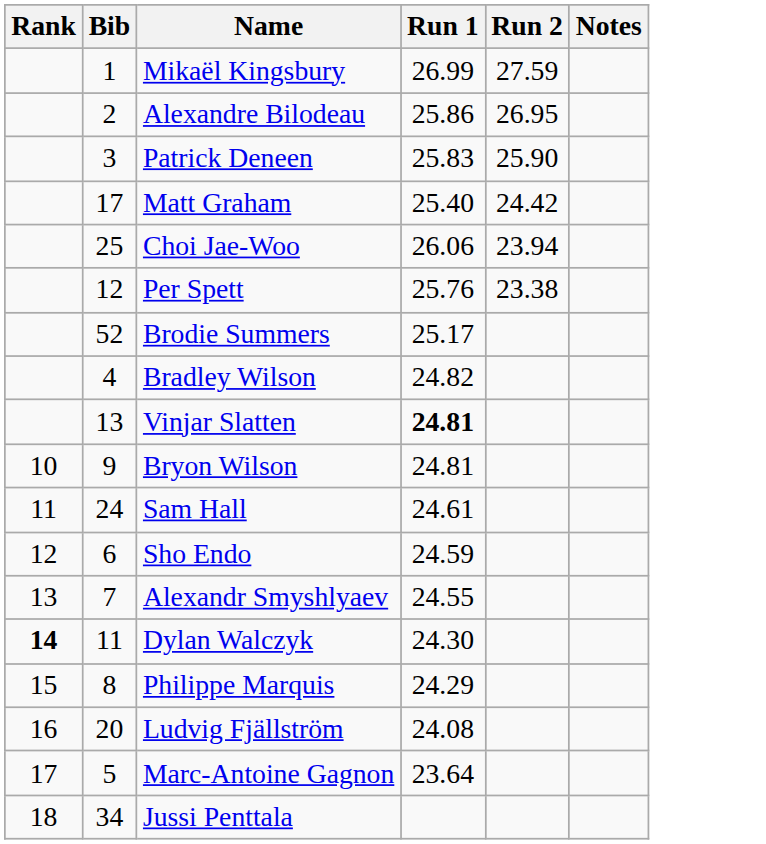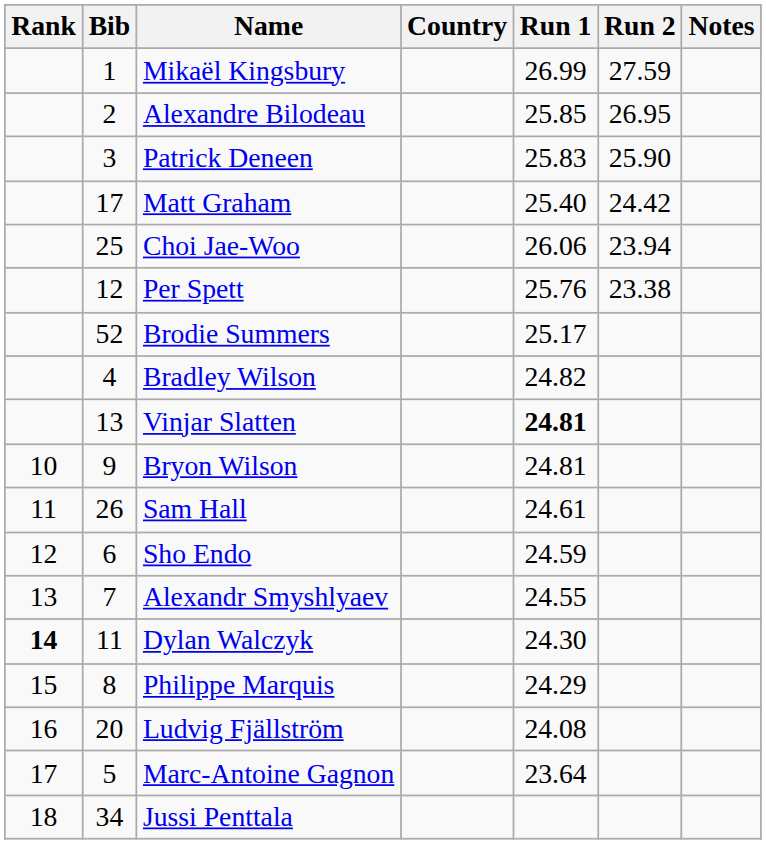+ column: (457, 26)
(443, 114) 25.86 -> (556, 114) 25.85
(109, 509) 24 -> (109, 509) 26
